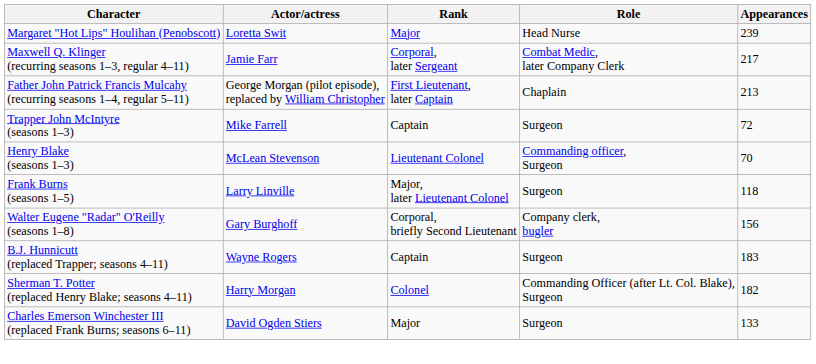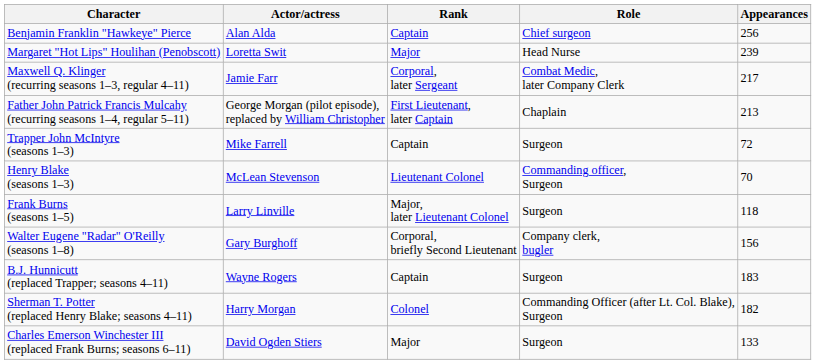+ row: (99, 33)
